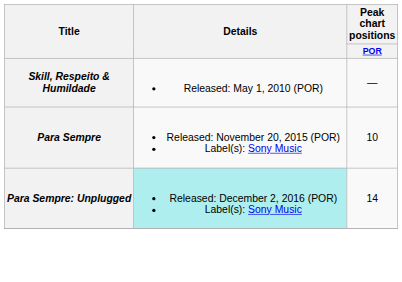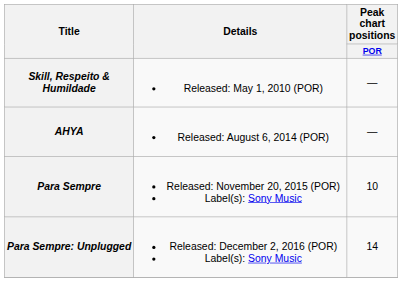+ row: (69, 131)
(240, 204) paleturquoise background -> (240, 253) no background
